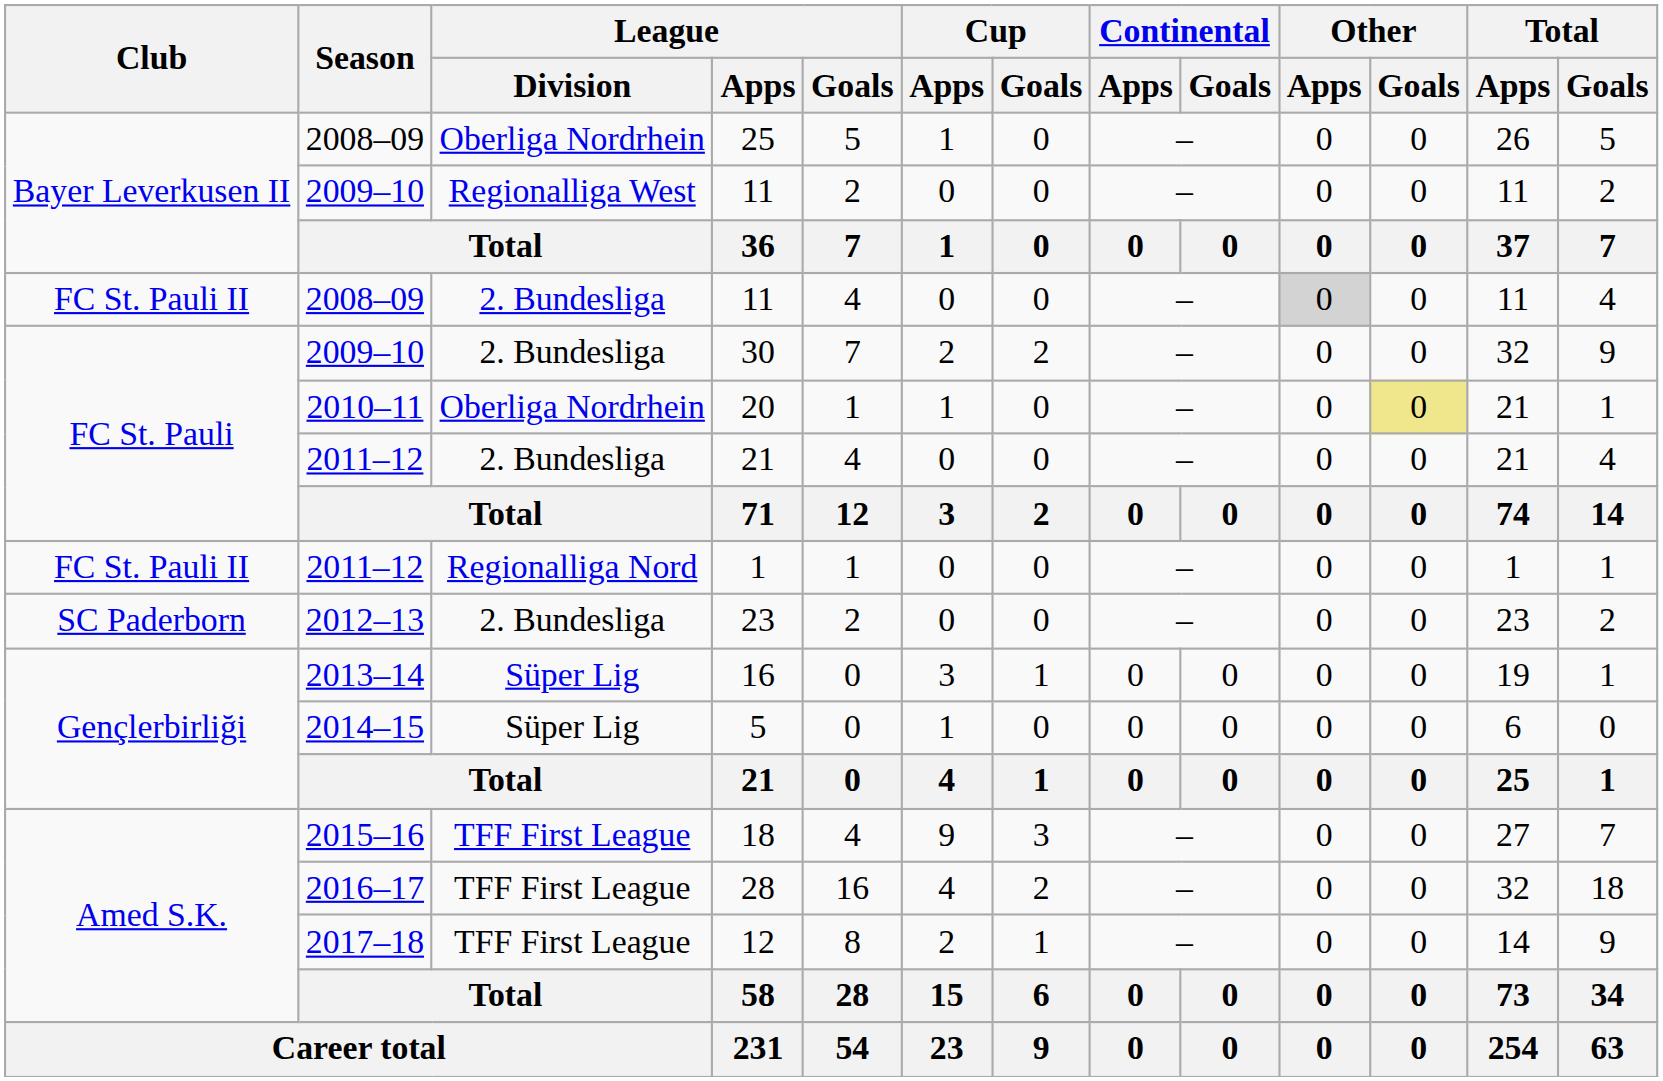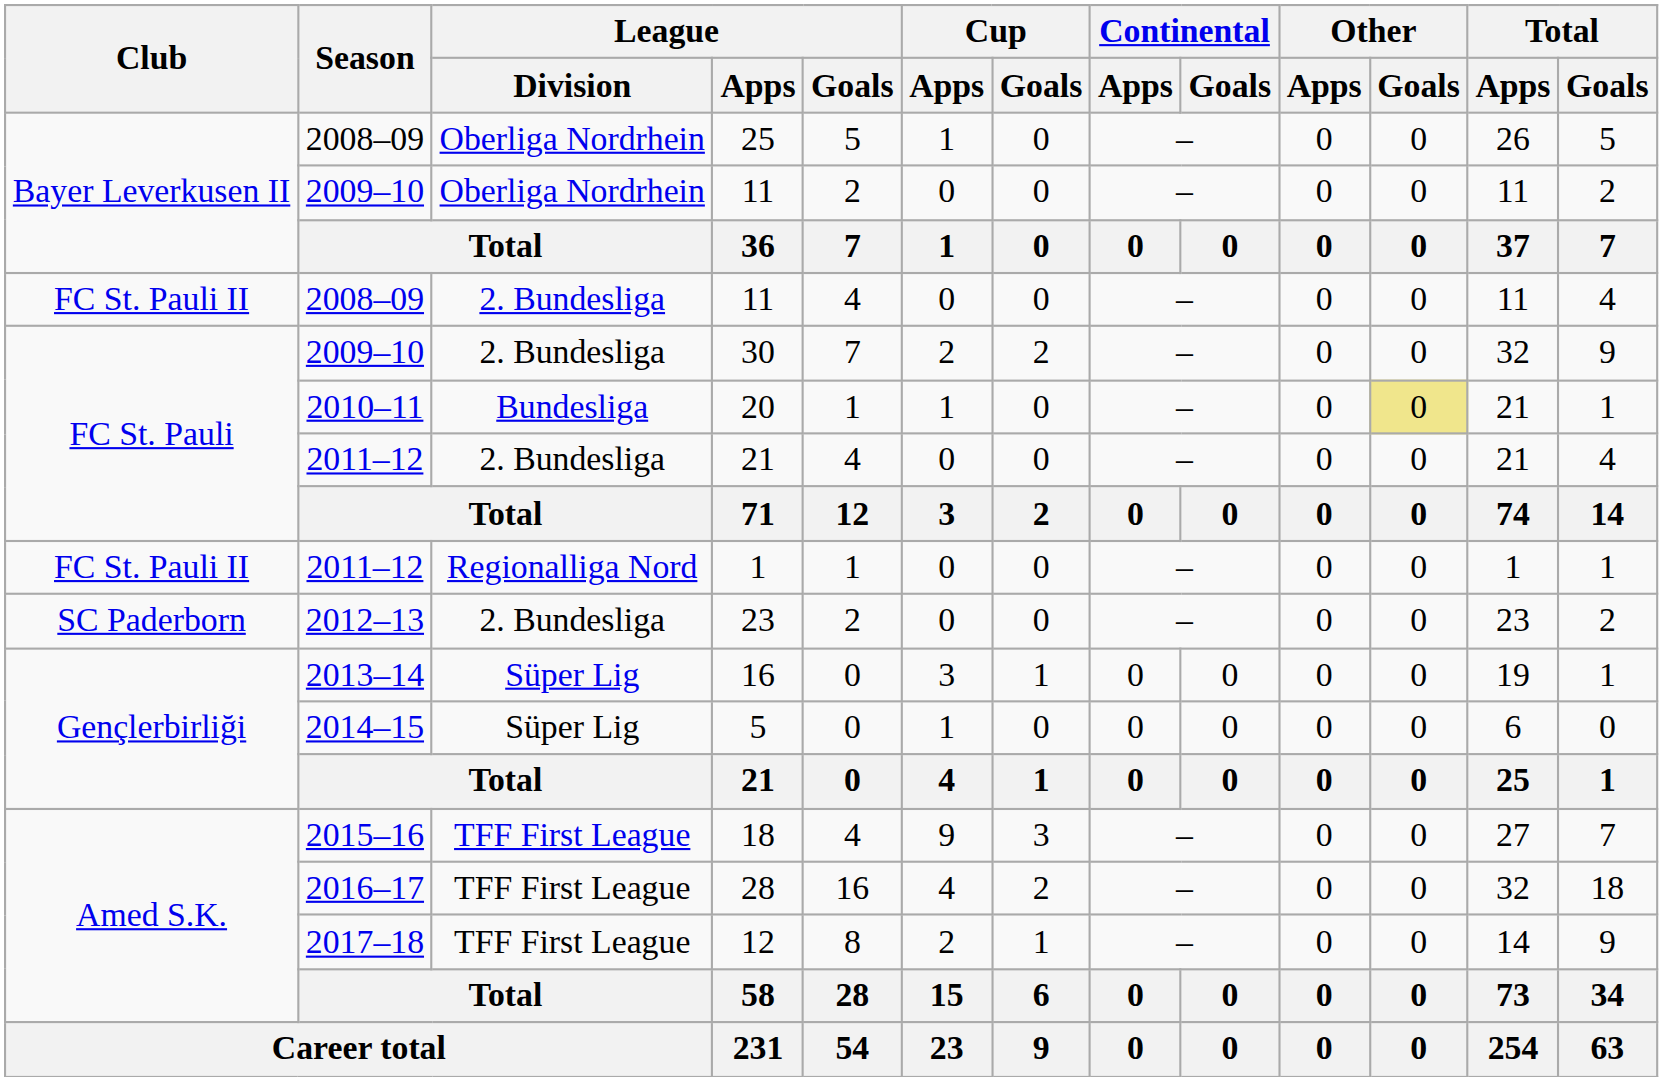(572, 191) Regionalliga West -> (572, 191) Oberliga Nordrhein
(1324, 298) lightgrey background -> (1324, 298) no background
(572, 406) Oberliga Nordrhein -> (572, 406) Bundesliga
